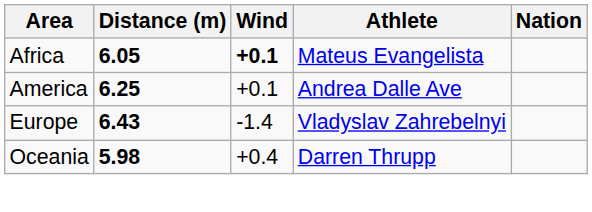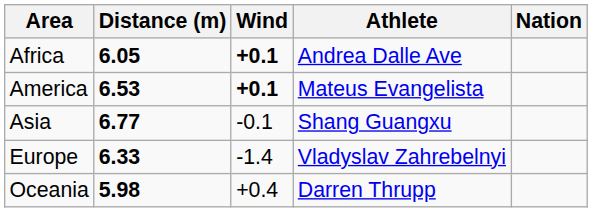(391, 55) Mateus Evangelista -> (380, 55) Andrea Dalle Ave
(119, 88) 6.25 -> (119, 88) 6.53
(257, 88) normal -> (257, 88) bold
(380, 88) Andrea Dalle Ave -> (391, 88) Mateus Evangelista
+ row: (30, 122)
(119, 122) 6.43 -> (119, 156) 6.33
